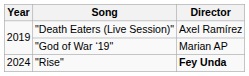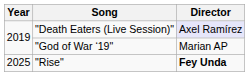(211, 29) no background -> (211, 29) lavender background
(19, 63) 2024 -> (19, 63) 2025
